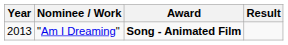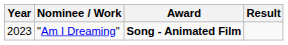(19, 31) 2013 -> (19, 31) 2023
